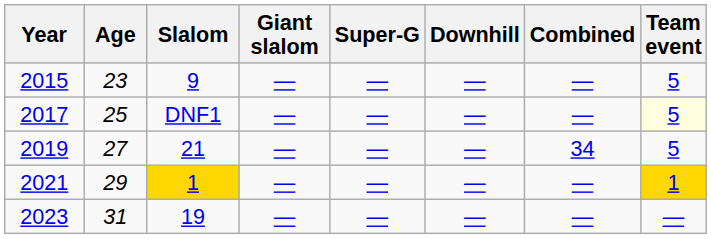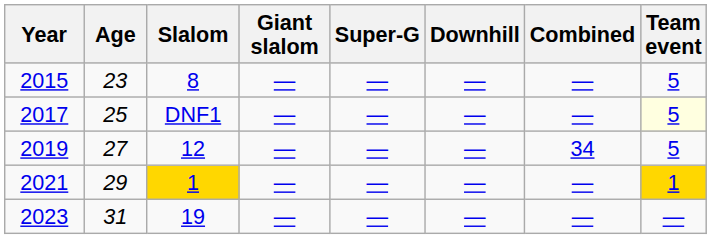(193, 80) 9 -> (193, 80) 8
(193, 149) 21 -> (193, 149) 12
